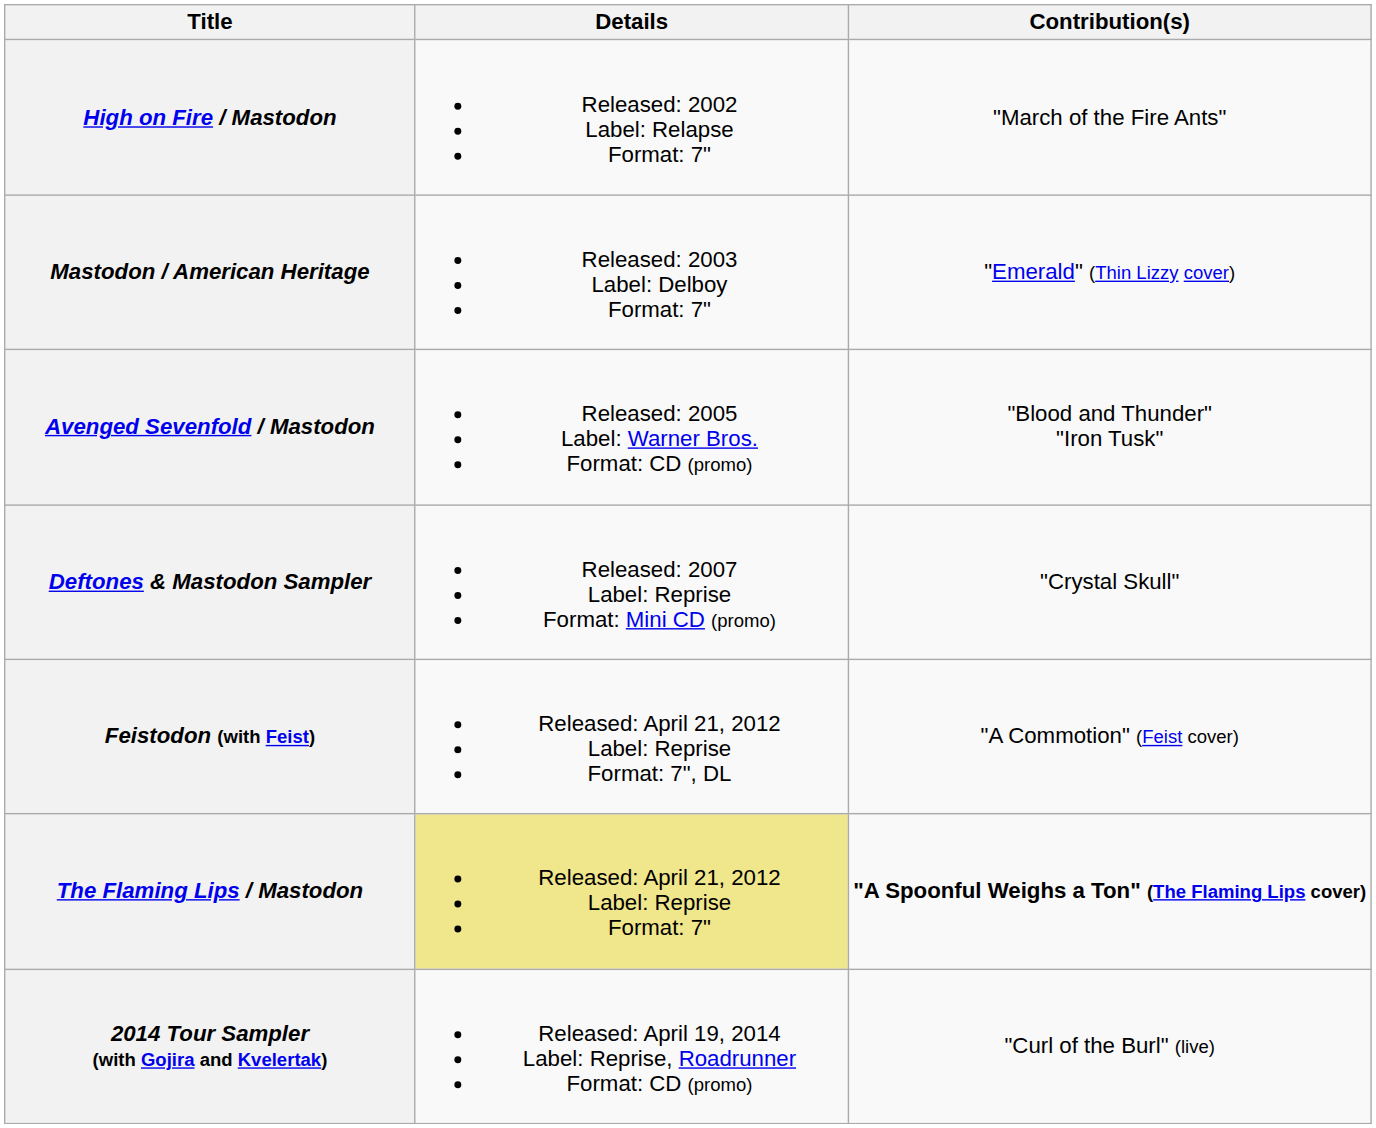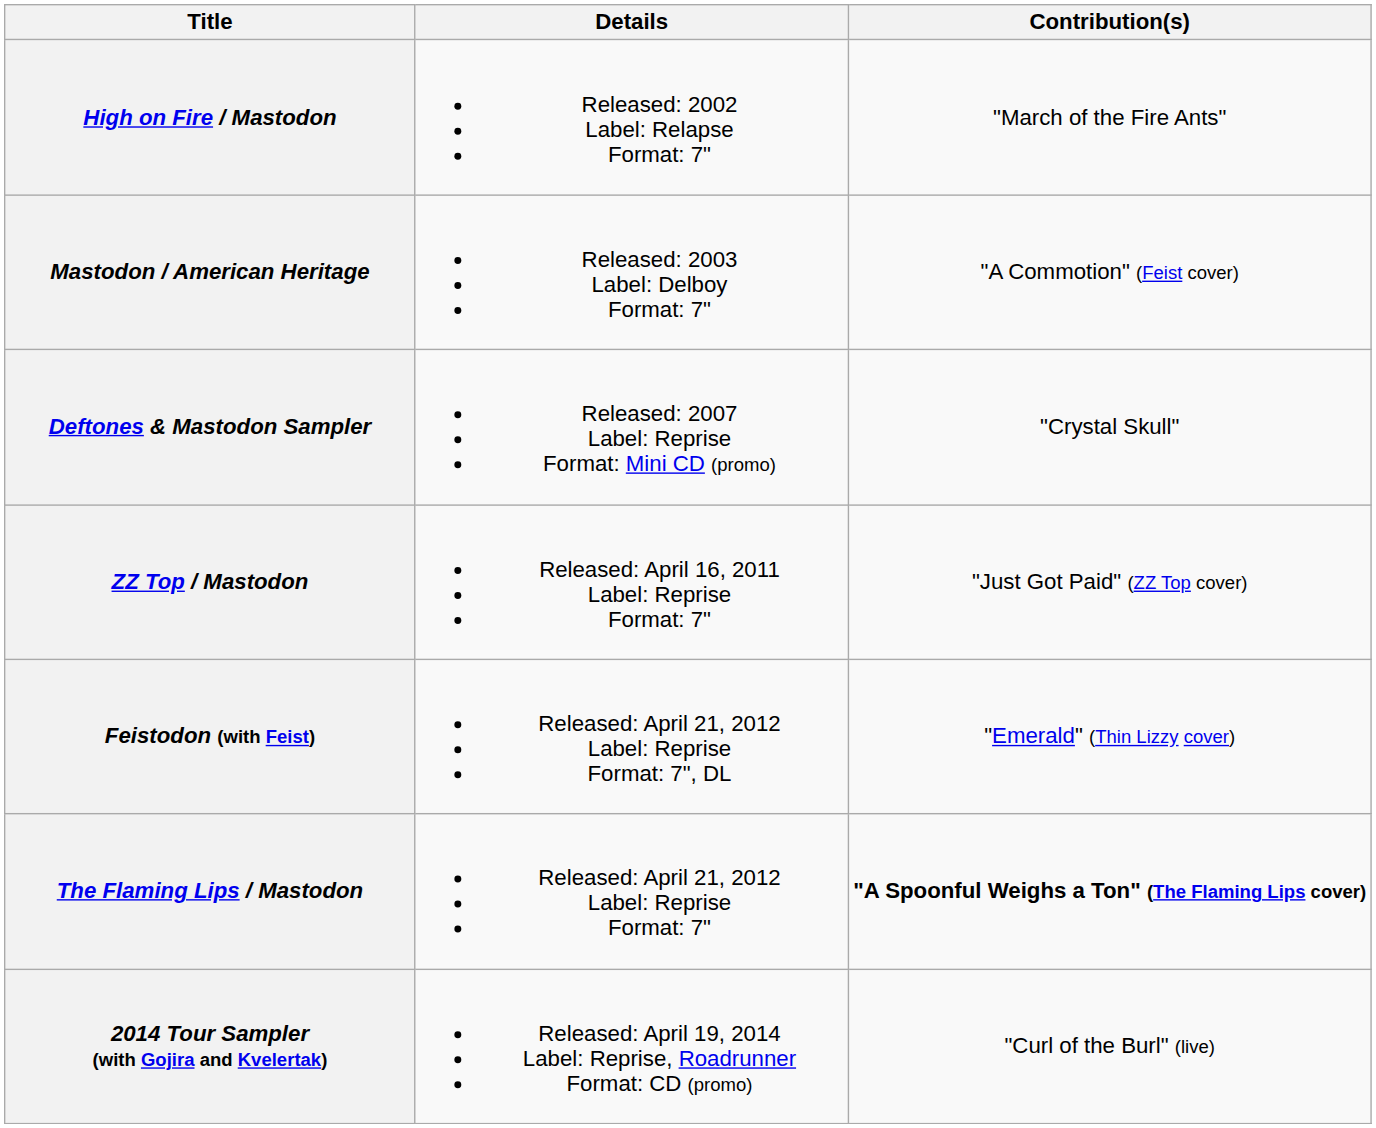(1110, 271) "Emerald" (Thin Lizzy cover) -> (1110, 271) "A Commotion" (Feist cover)
- row: (210, 426)
+ row: (210, 581)
(1110, 736) "A Commotion" (Feist cover) -> (1110, 736) "Emerald" (Thin Lizzy cover)
(632, 904) khaki background -> (632, 904) no background
